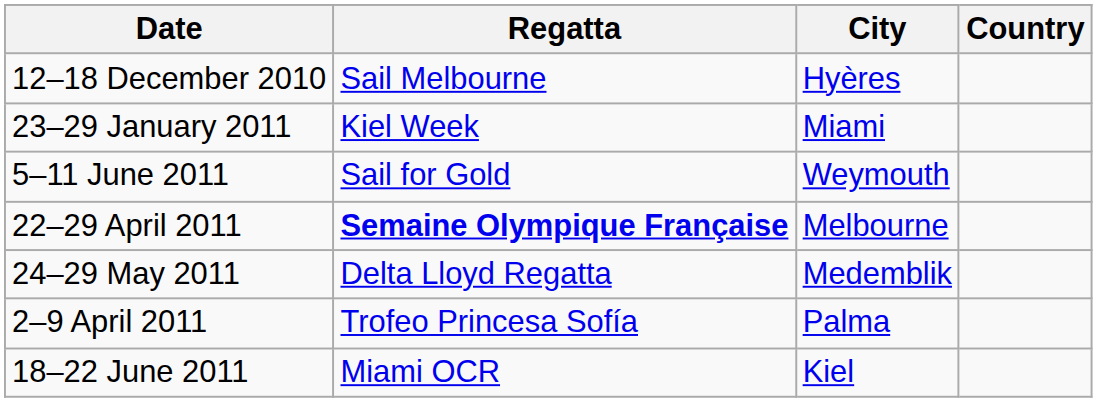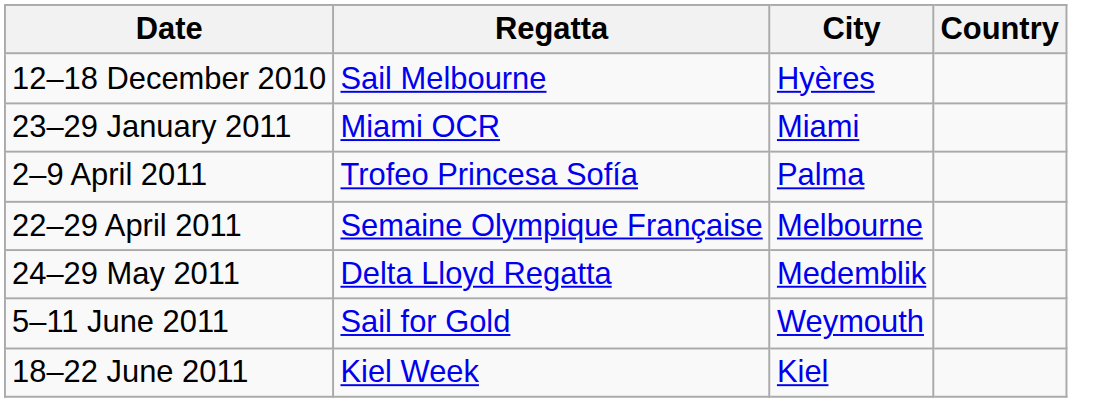(410, 126) Kiel Week -> (420, 126) Miami OCR
rows swapped: (110, 322) <-> (121, 175)
(564, 224) bold -> (552, 224) normal
(420, 371) Miami OCR -> (410, 371) Kiel Week
